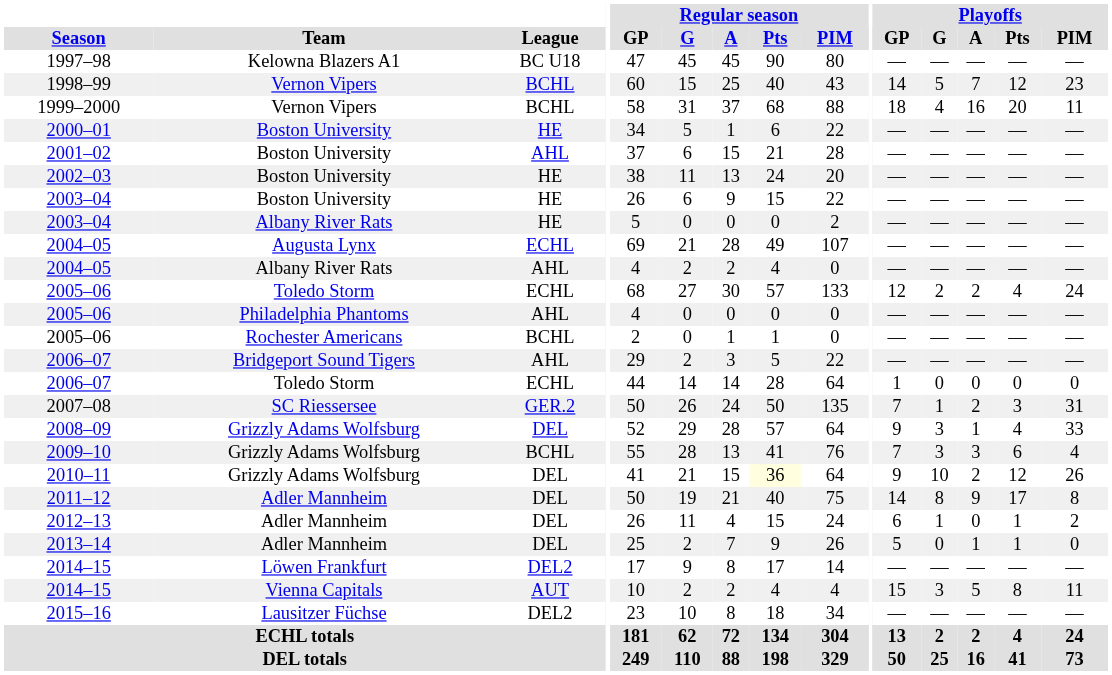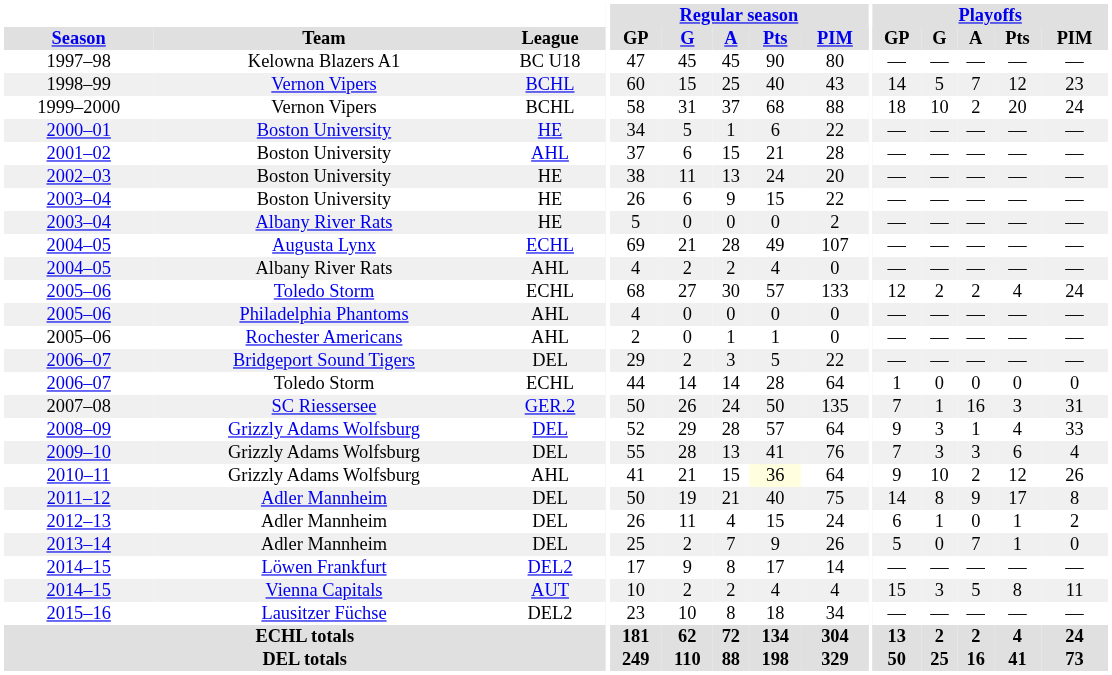(939, 107) 4 -> (939, 107) 10
(976, 107) 16 -> (976, 107) 2
(1075, 107) 11 -> (1075, 107) 24
(550, 337) BCHL -> (550, 337) AHL
(550, 360) AHL -> (550, 360) DEL
(976, 406) 2 -> (976, 406) 16
(550, 452) BCHL -> (550, 452) DEL
(550, 475) DEL -> (550, 475) AHL
(976, 544) 1 -> (976, 544) 7
